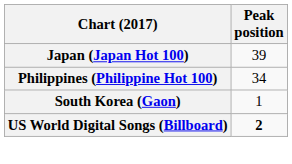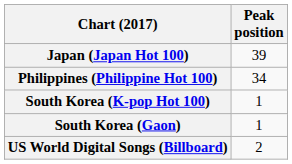+ row: (118, 101)
(259, 124) bold -> (259, 147) normal
